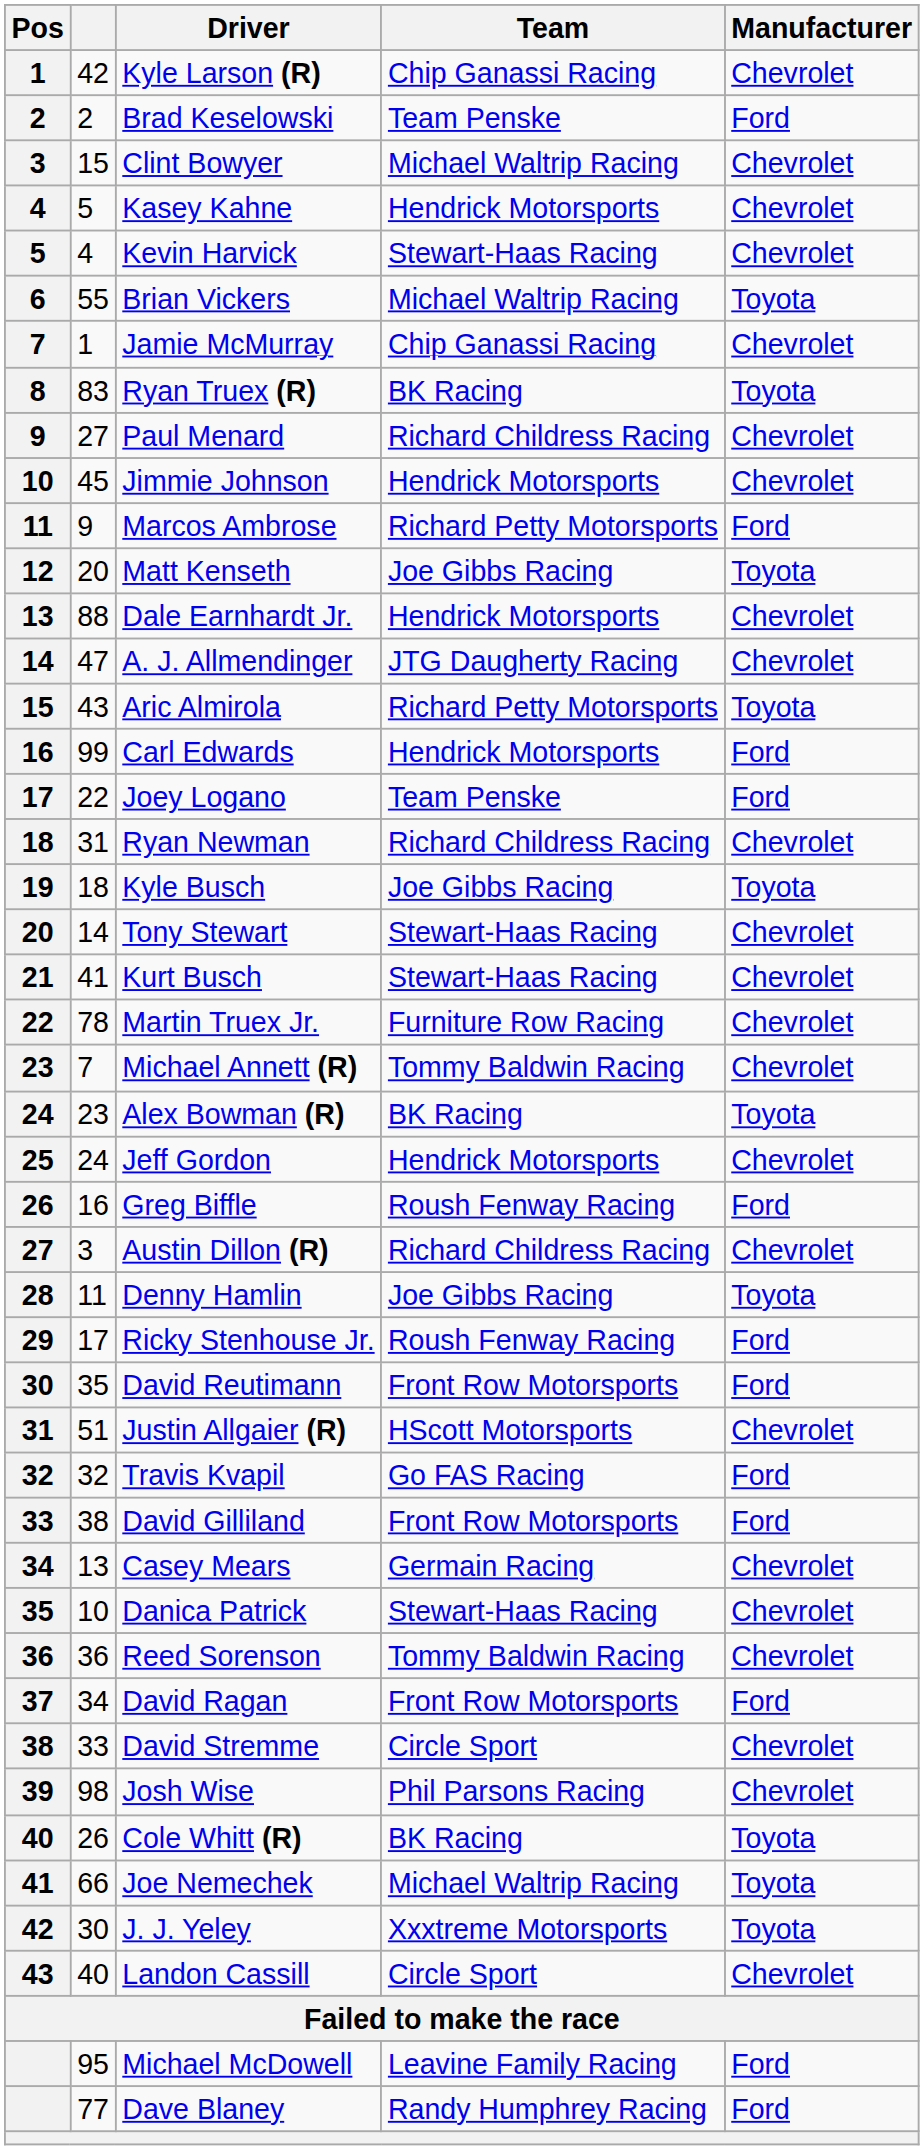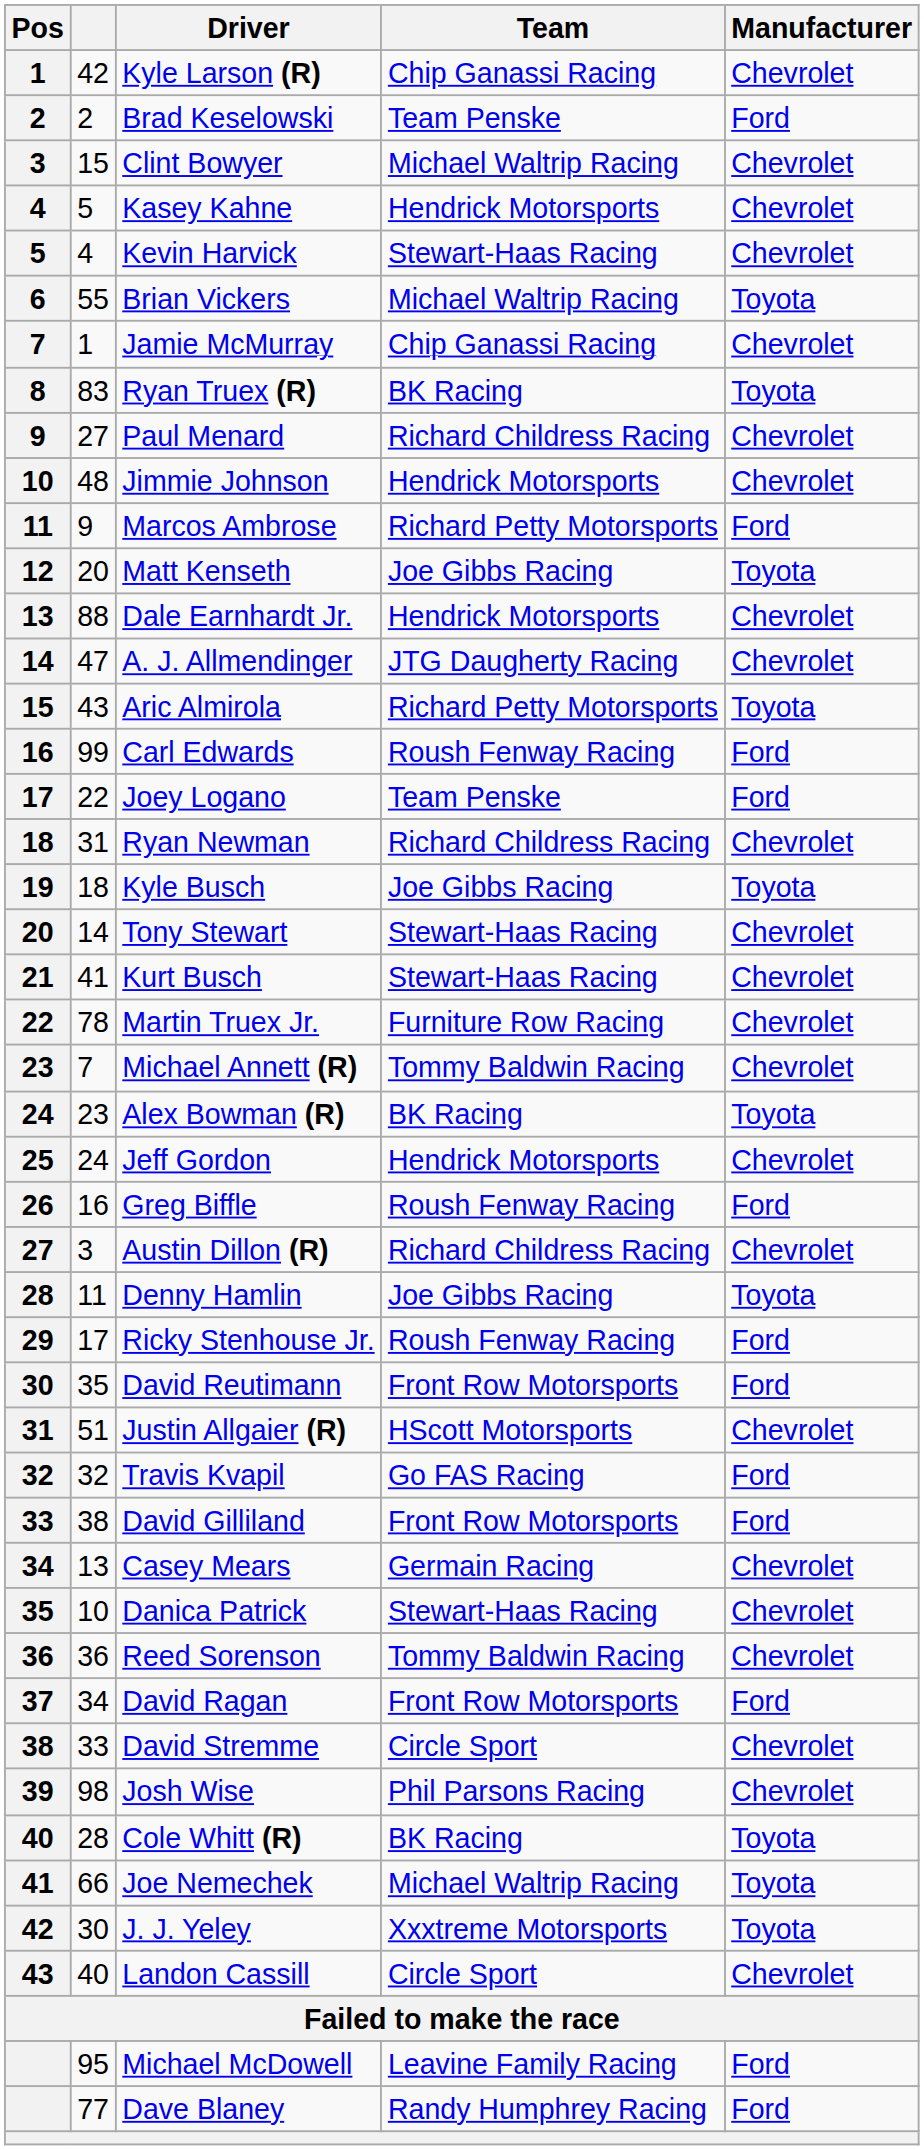(93, 480) 45 -> (93, 480) 48
(524, 752) Hendrick Motorsports -> (532, 752) Roush Fenway Racing
(93, 1837) 26 -> (93, 1837) 28
